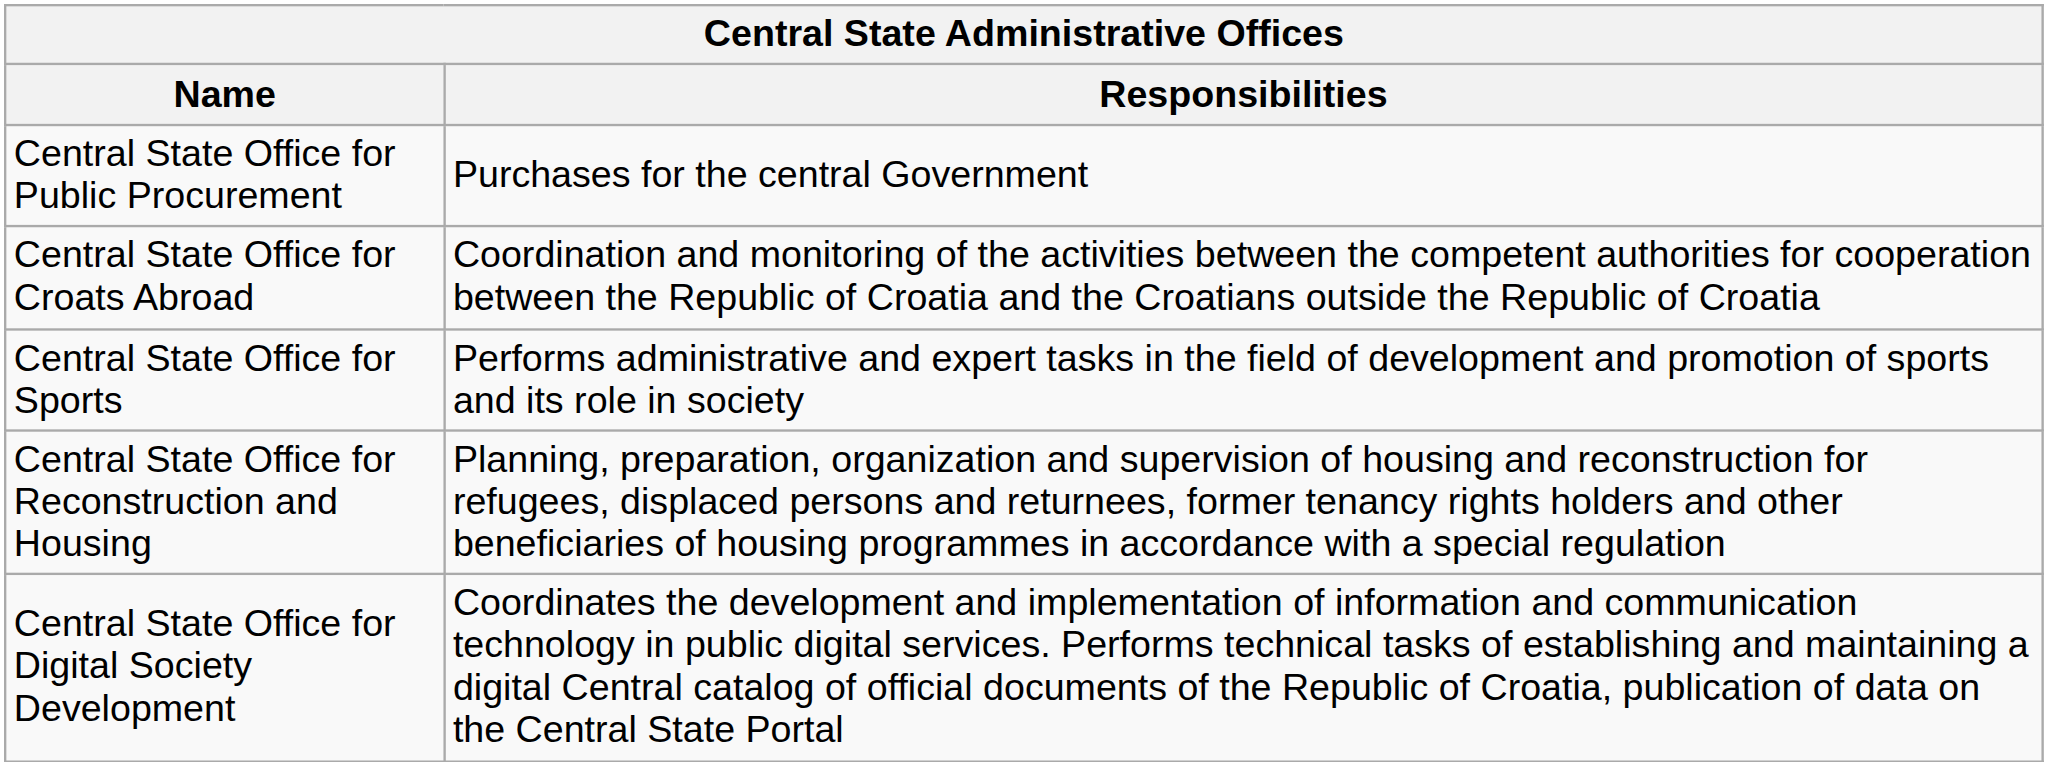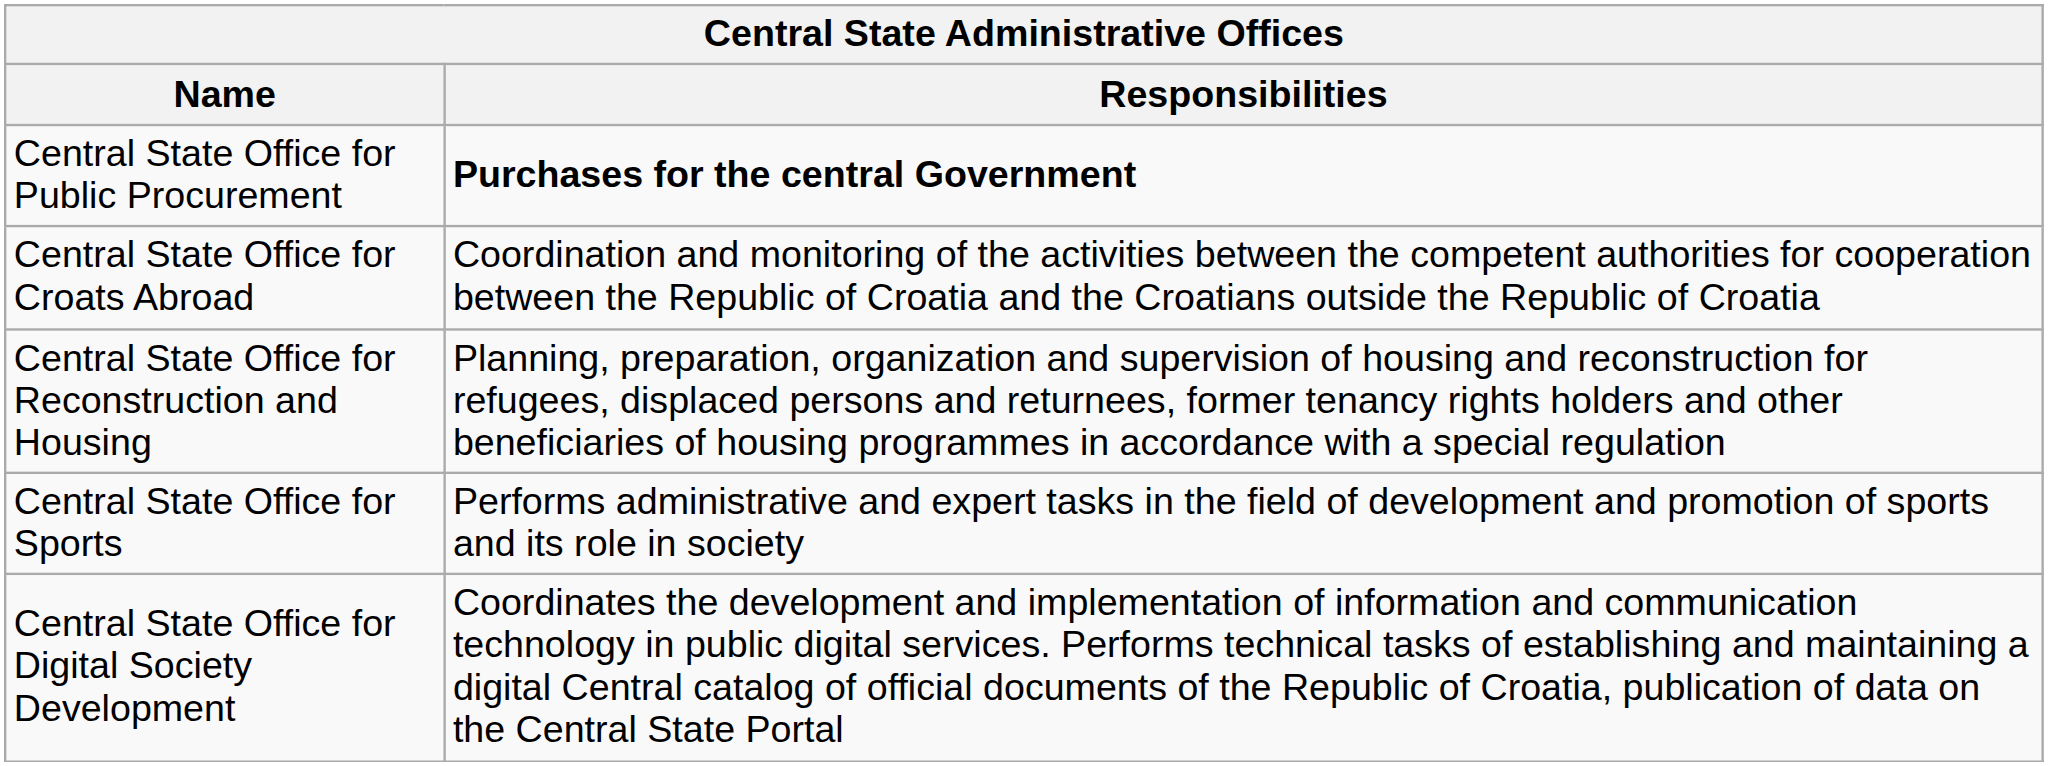(771, 174) normal -> (795, 174) bold
rows swapped: (205, 378) <-> (205, 501)
